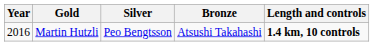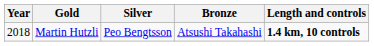(19, 31) 2016 -> (19, 31) 2018
